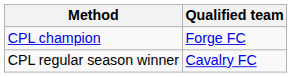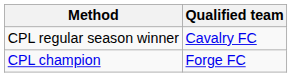rows swapped: (54, 38) <-> (93, 60)
